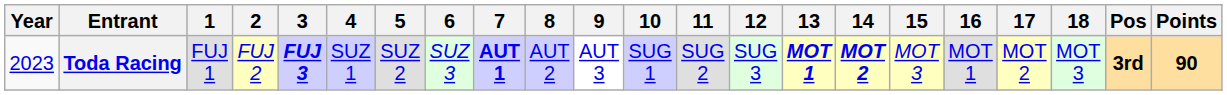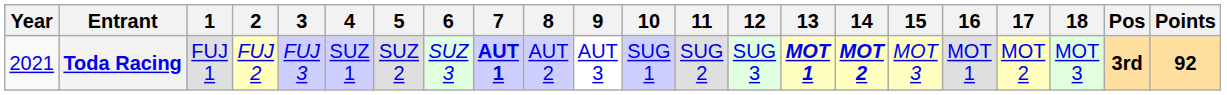(32, 63) 2023 -> (32, 63) 2021
(302, 63) bold -> (302, 63) normal
(1187, 63) 90 -> (1185, 63) 92
